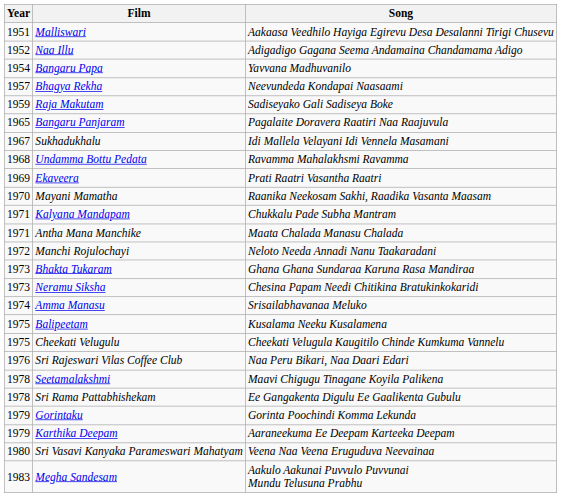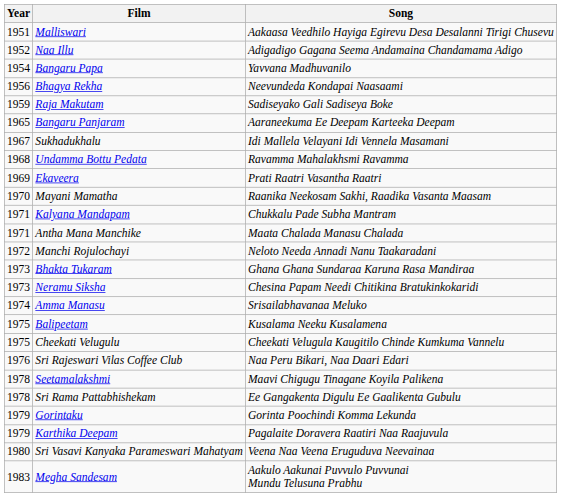(19, 86) 1957 -> (19, 86) 1956
(348, 123) Pagalaite Doravera Raatiri Naa Raajuvula -> (351, 123) Aaraneekuma Ee Deepam Karteeka Deepam
(351, 433) Aaraneekuma Ee Deepam Karteeka Deepam -> (348, 433) Pagalaite Doravera Raatiri Naa Raajuvula
